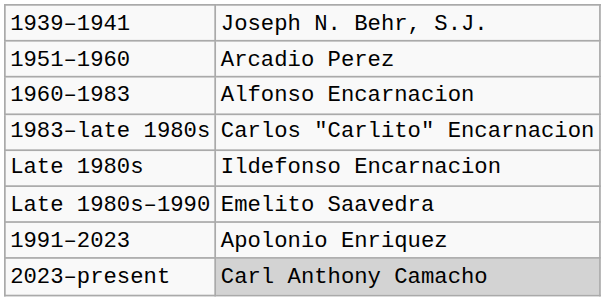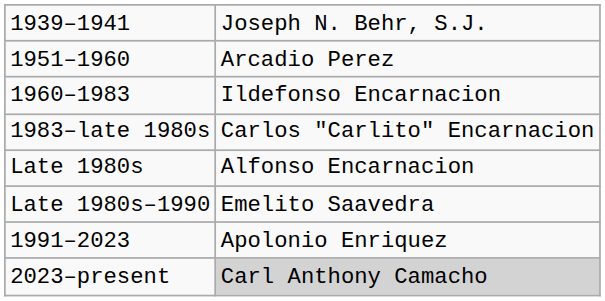(348, 95) Alfonso Encarnacion -> (361, 95) Ildefonso Encarnacion
(361, 168) Ildefonso Encarnacion -> (348, 168) Alfonso Encarnacion
